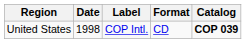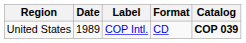(88, 30) 1998 -> (88, 30) 1989
